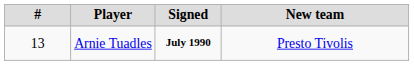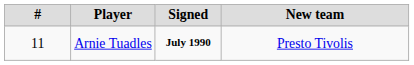(38, 43) 13 -> (38, 43) 11
